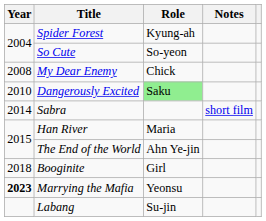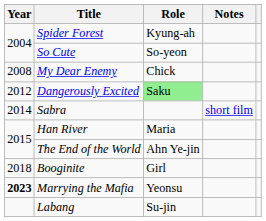(19, 91) 2010 -> (19, 91) 2012
